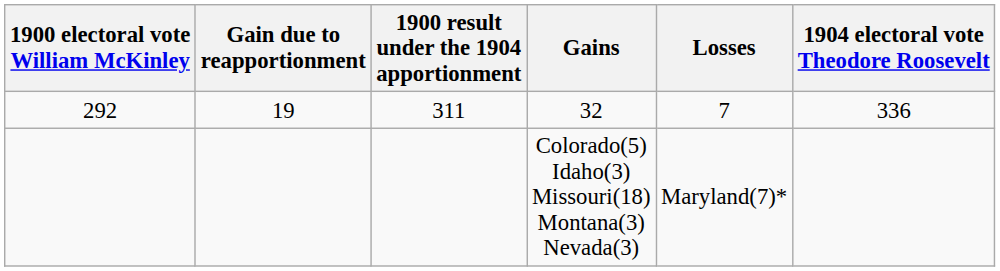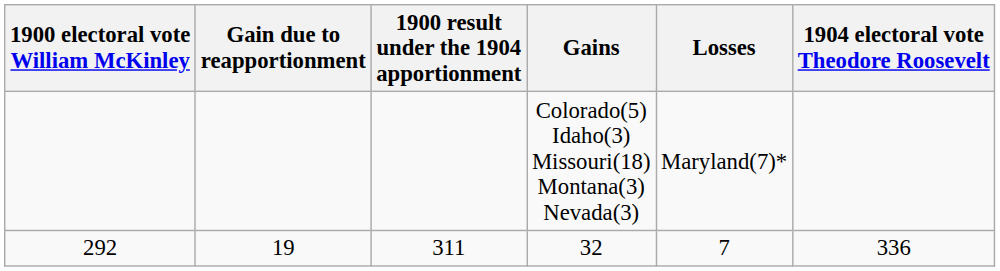rows swapped: (591, 109) <-> (591, 196)
